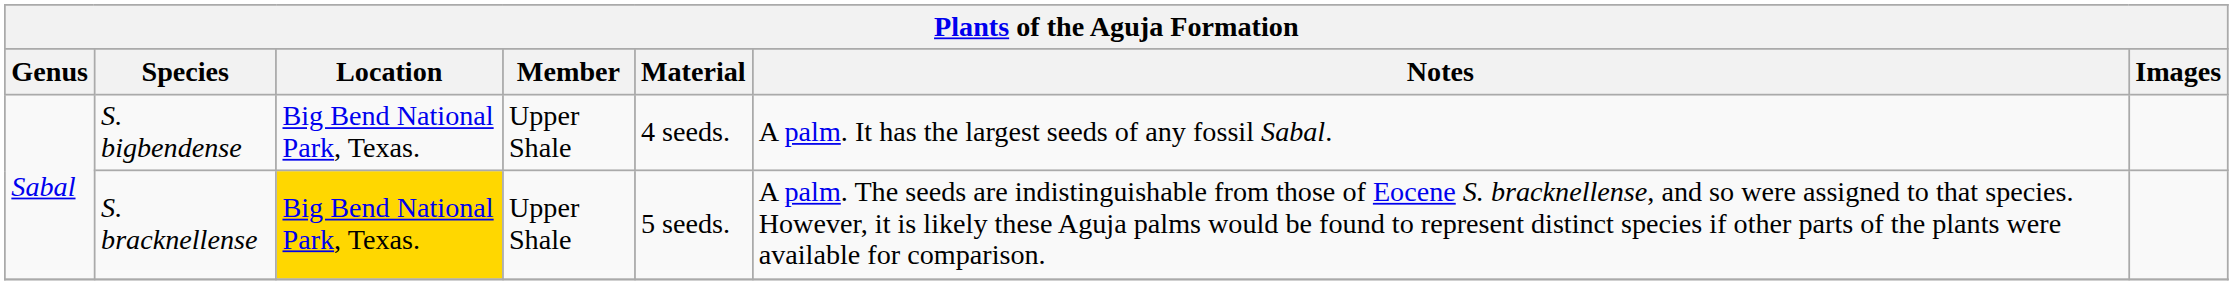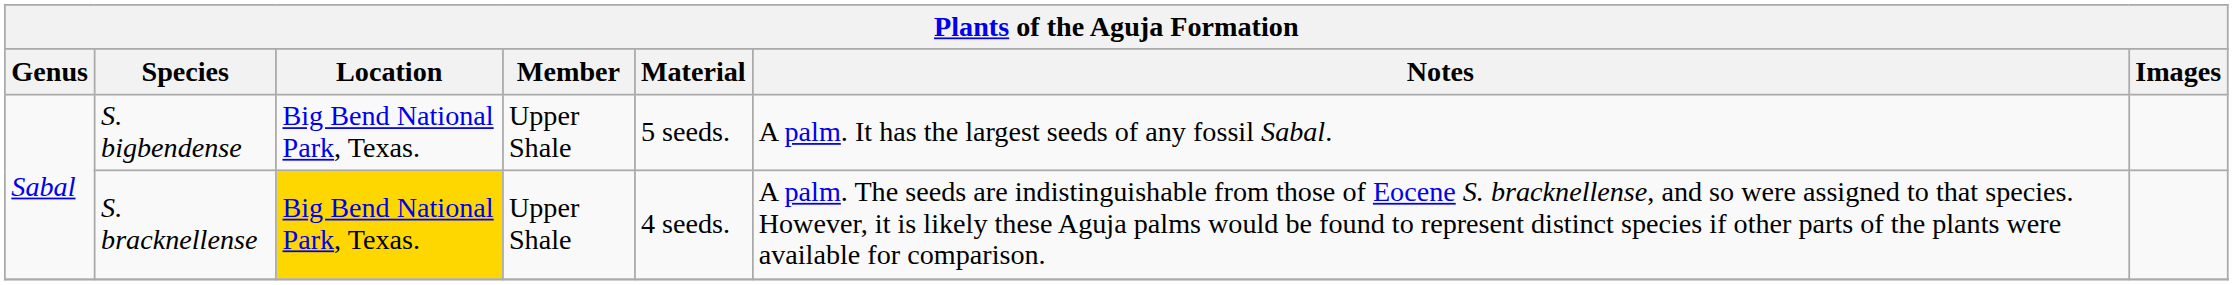(686, 131) 4 seeds. -> (686, 131) 5 seeds.
(686, 224) 5 seeds. -> (686, 224) 4 seeds.
